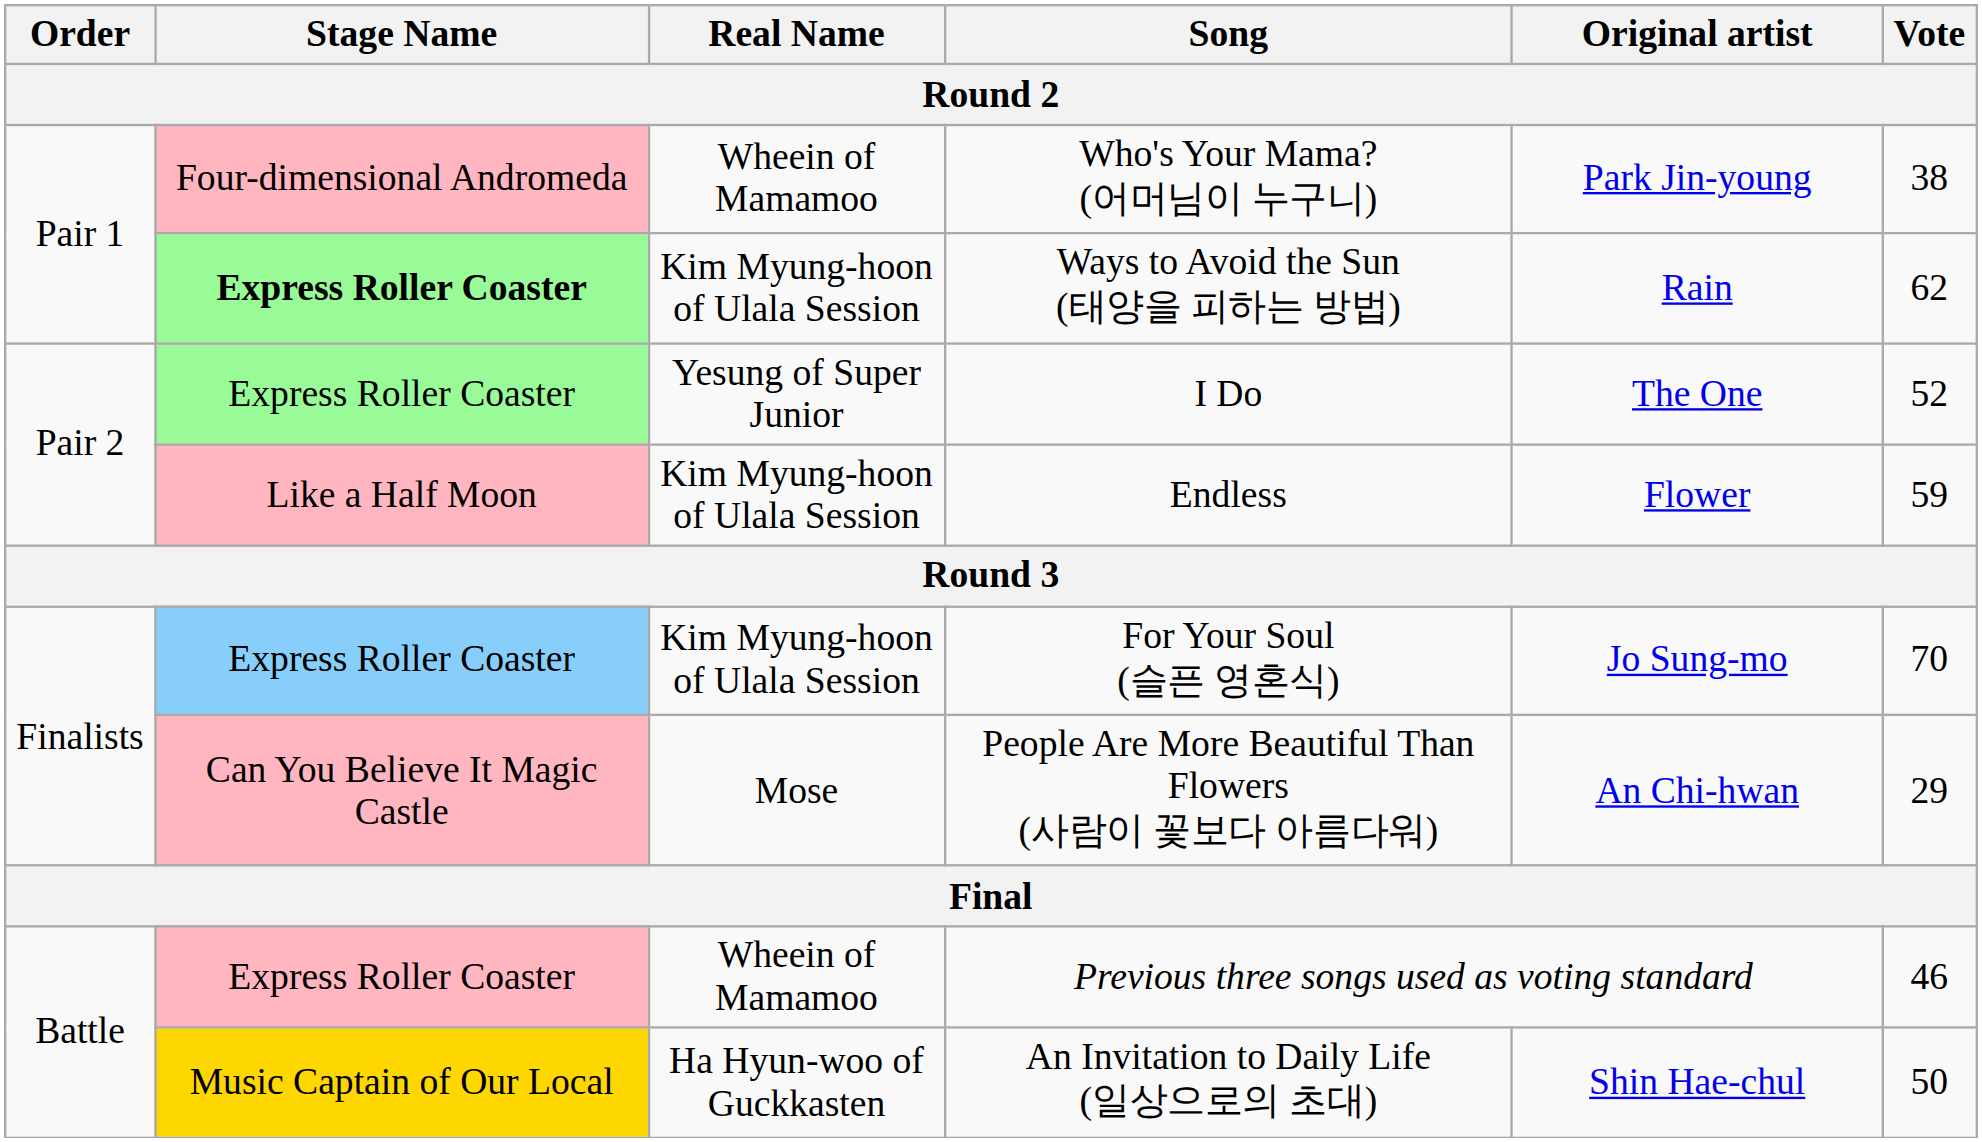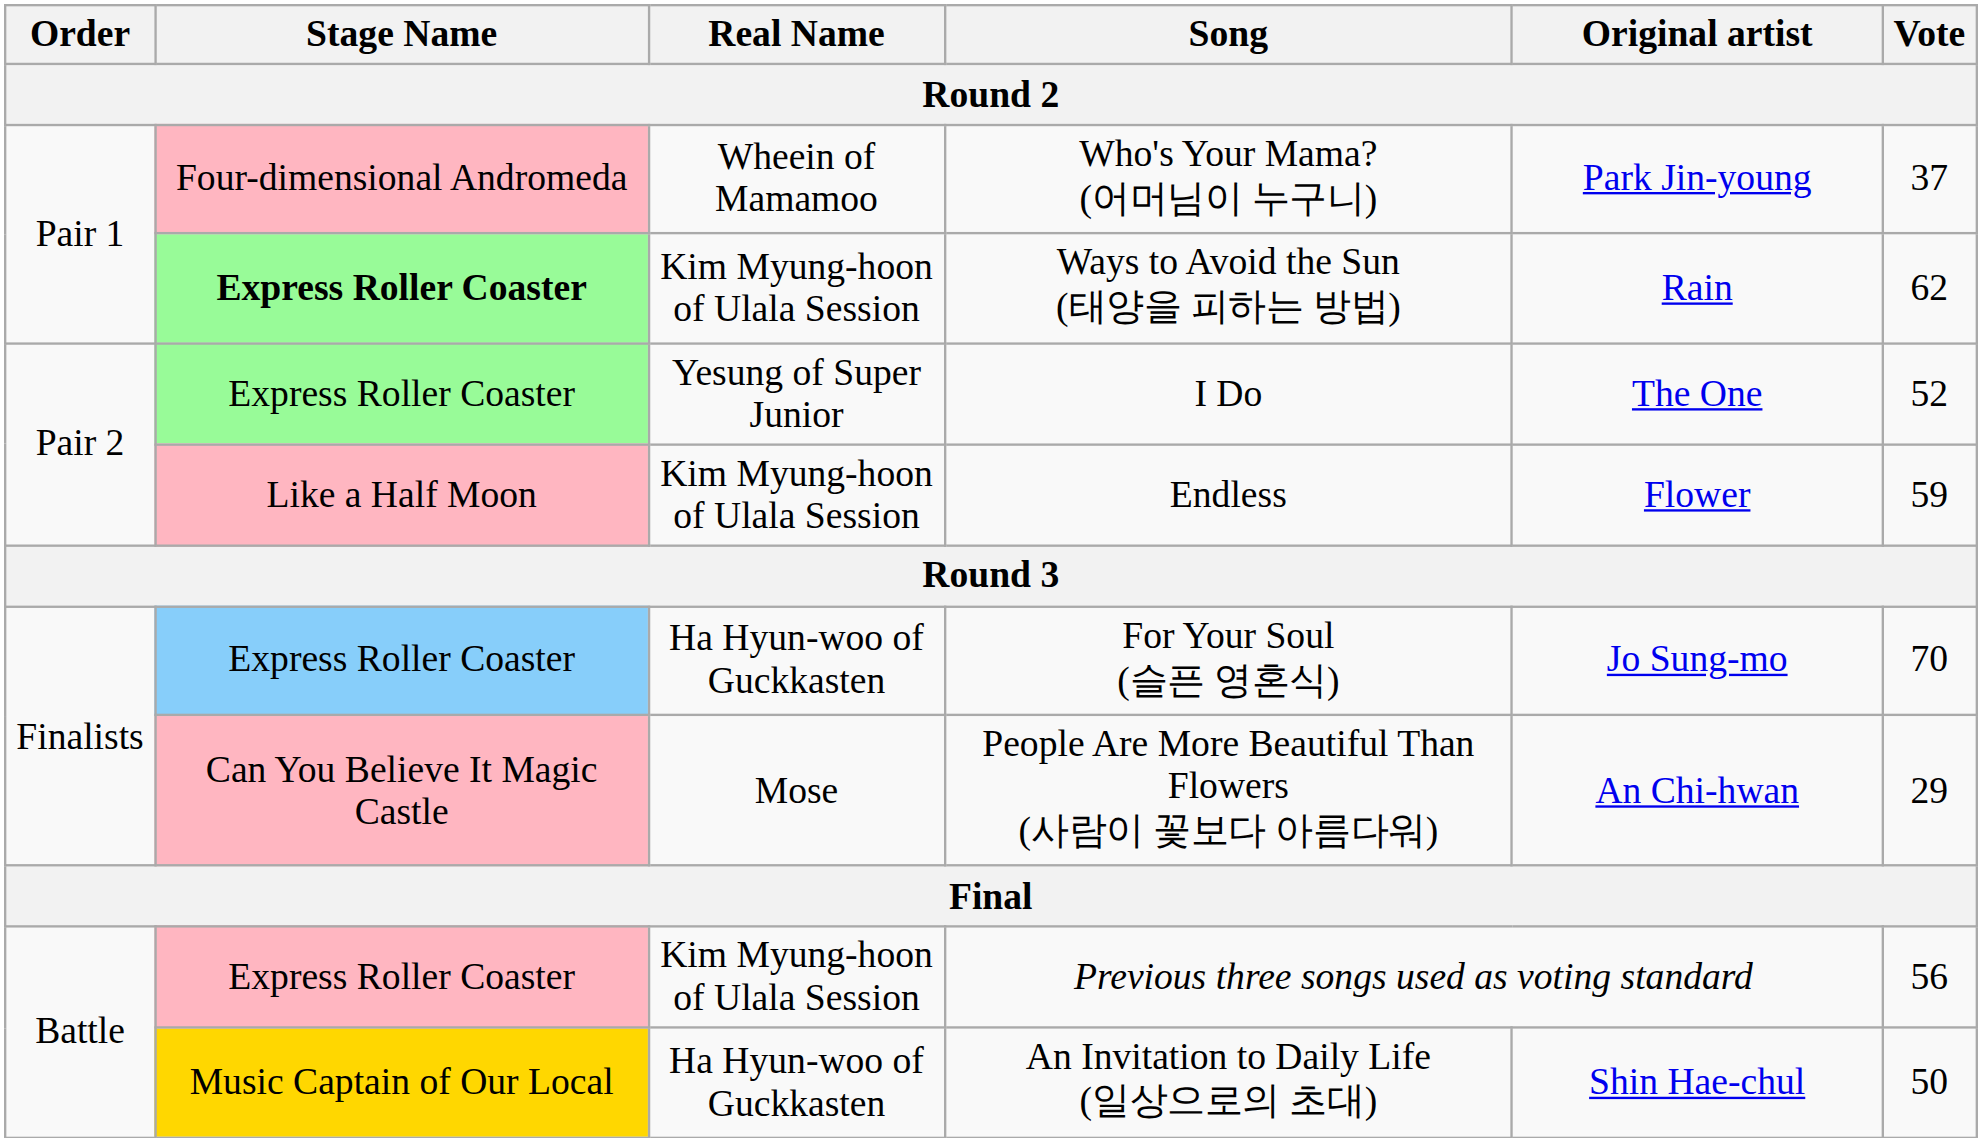(1929, 178) 38 -> (1929, 178) 37
(797, 659) Kim Myung-hoon of Ulala Session -> (796, 659) Ha Hyun-woo of Guckkasten
(796, 976) Wheein of Mamamoo -> (797, 976) Kim Myung-hoon of Ulala Session
(1929, 976) 46 -> (1929, 976) 56
